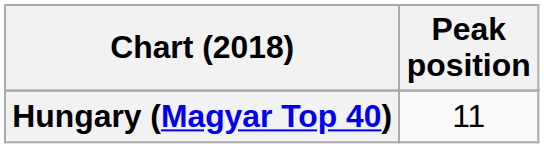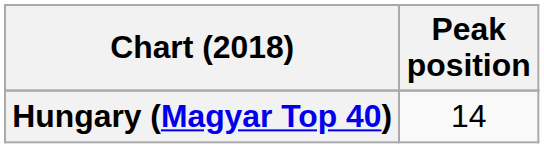(469, 116) 11 -> (469, 116) 14
